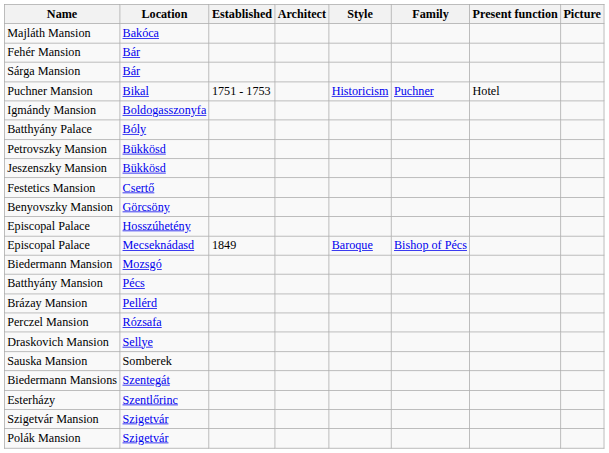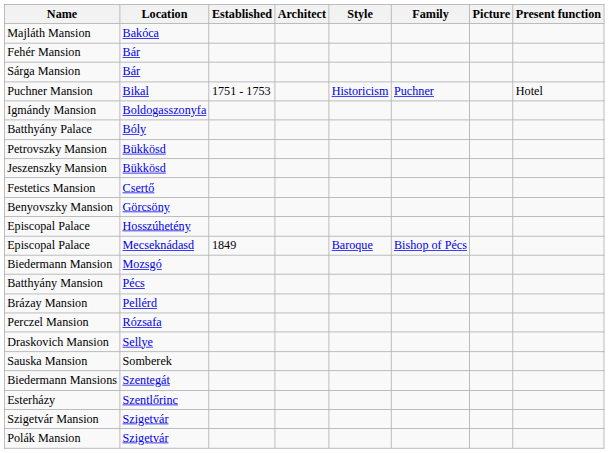columns swapped: (582, 14) <-> (515, 14)
